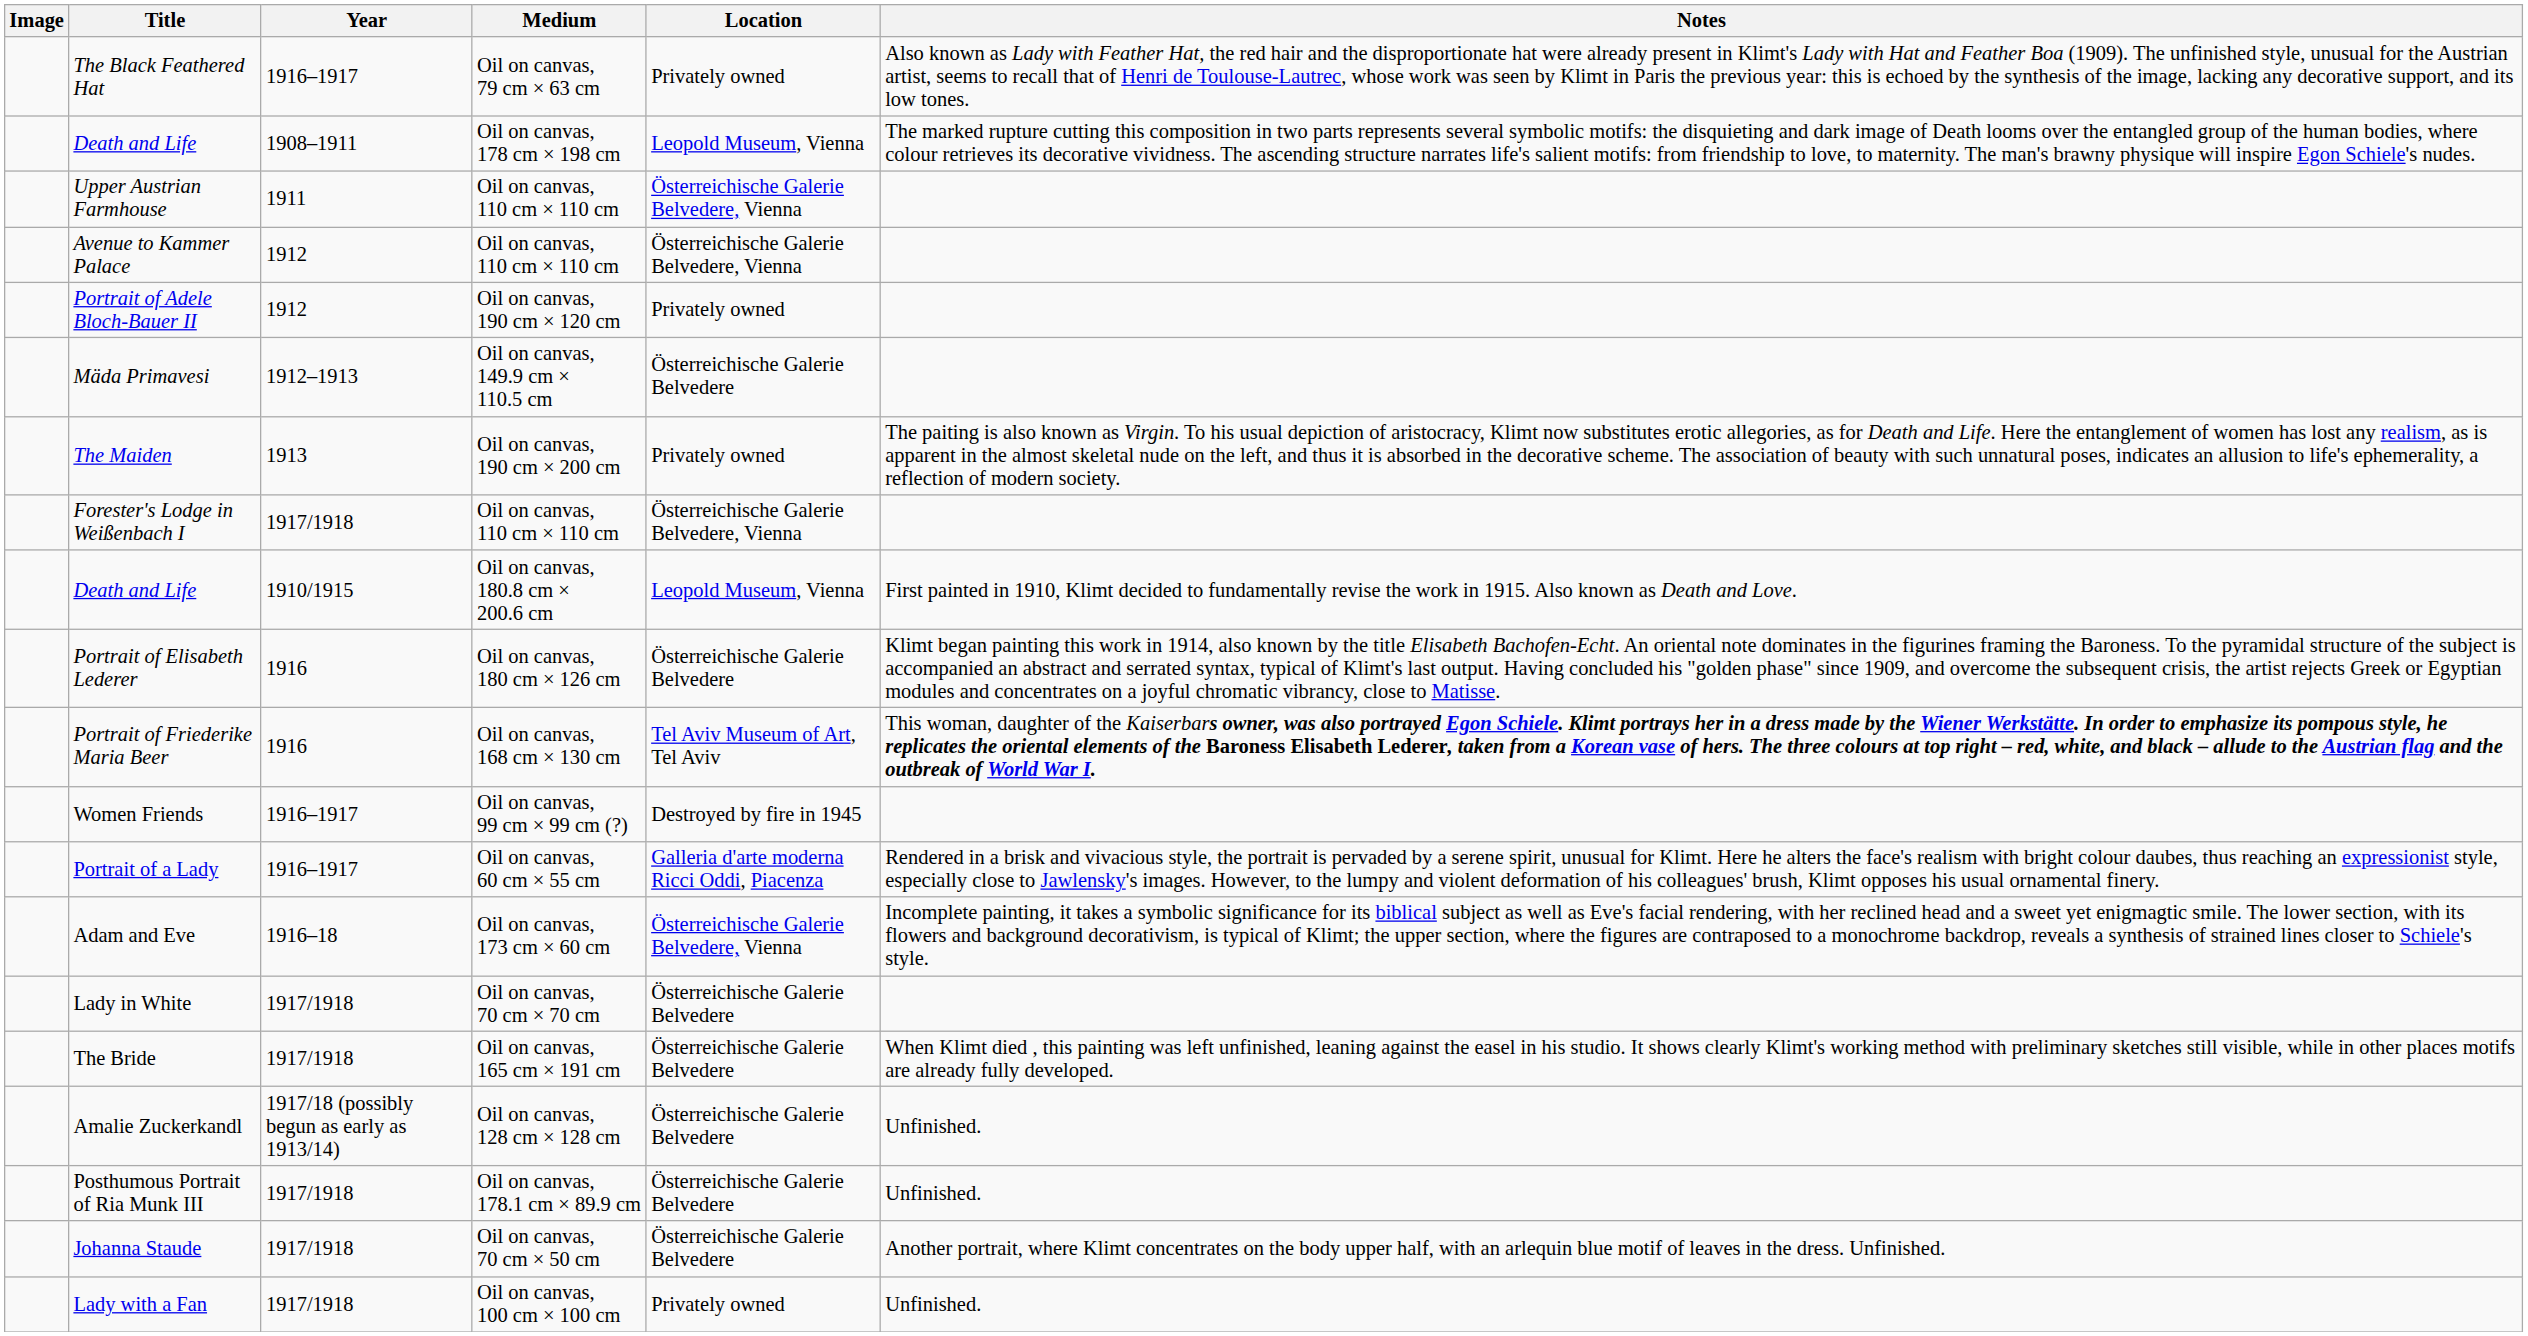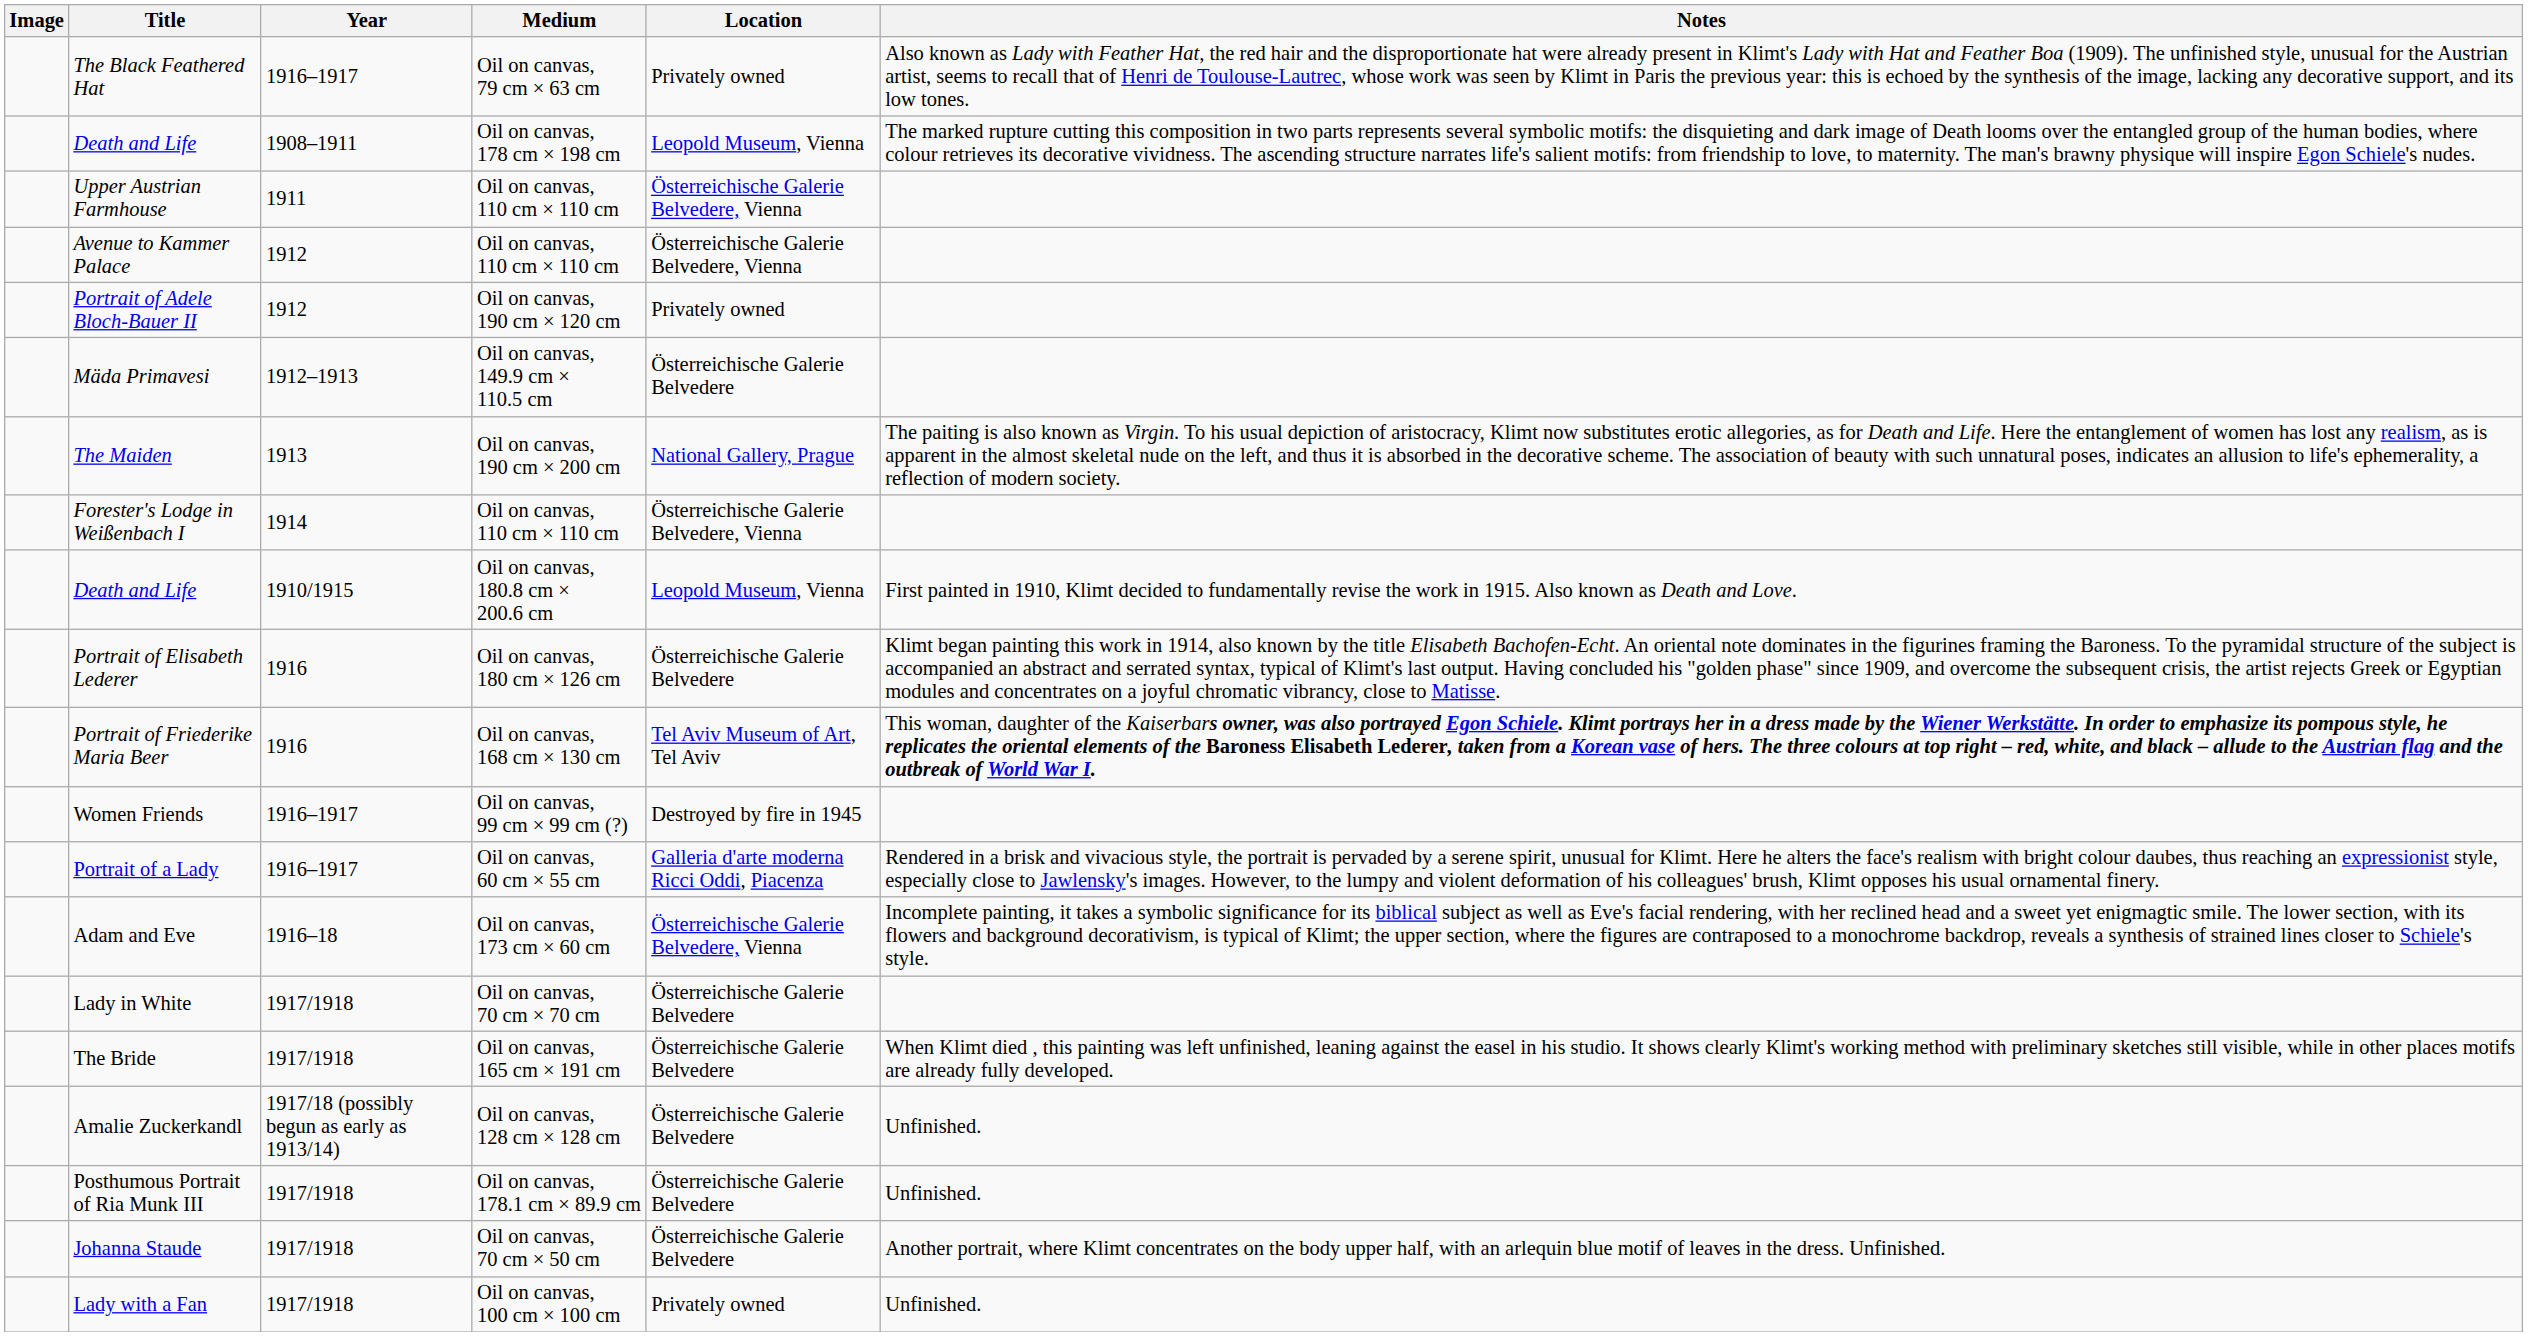(718, 455) Privately owned -> (753, 455) National Gallery, Prague
(310, 522) 1917/1918 -> (286, 522) 1914
